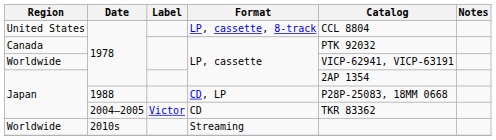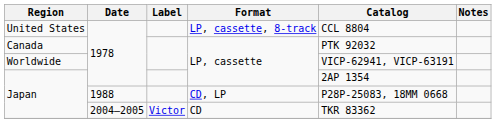- row: (34, 127)
